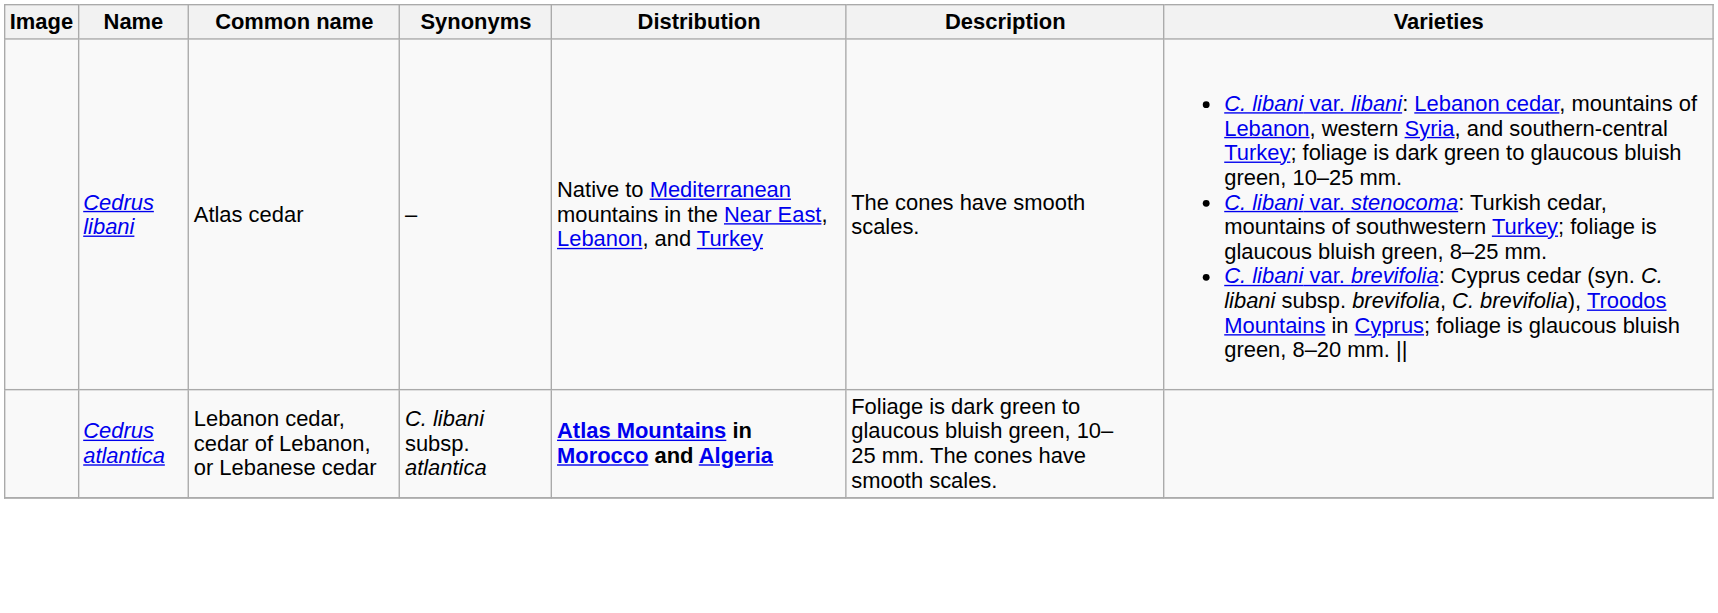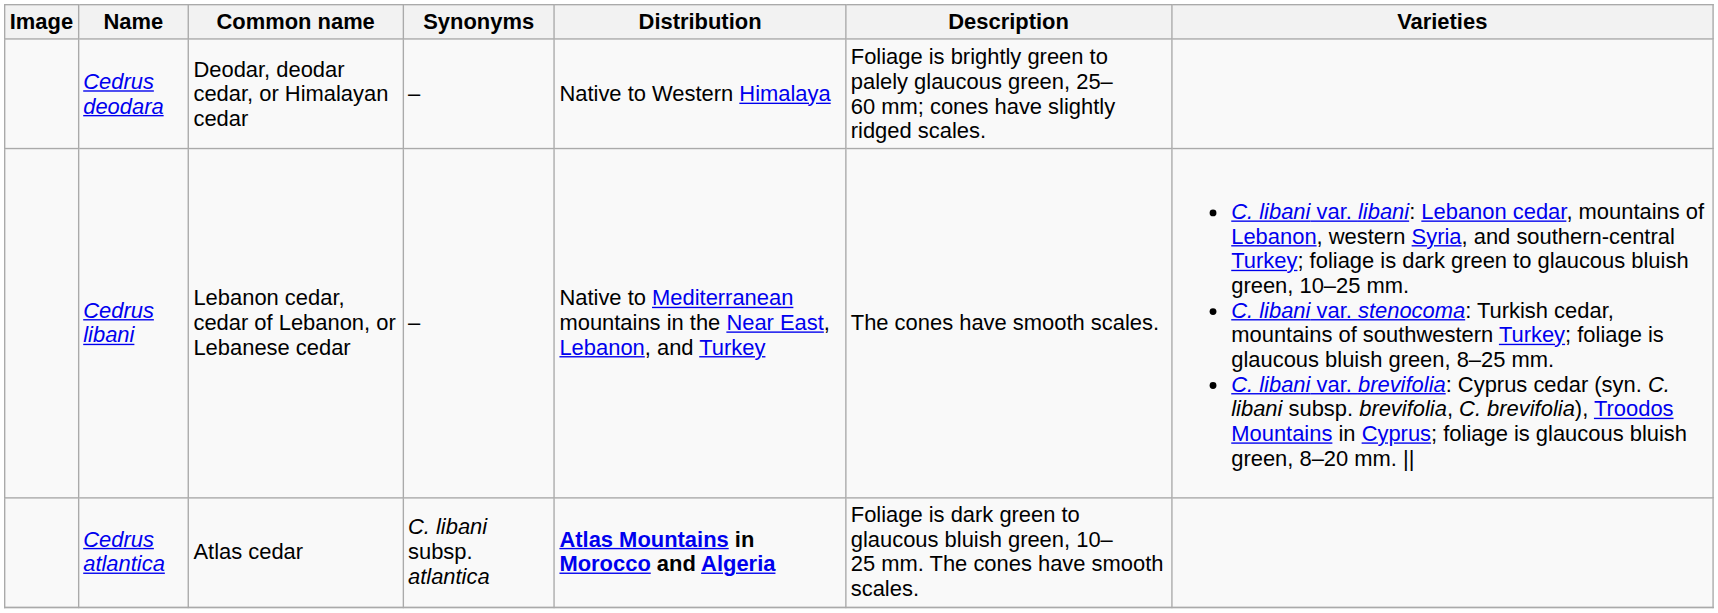+ row: (123, 93)
(249, 214) Atlas cedar -> (295, 322) Lebanon cedar, cedar of Lebanon, or Lebanese cedar
(285, 443) Lebanon cedar, cedar of Lebanon, or Lebanese cedar -> (248, 552) Atlas cedar
